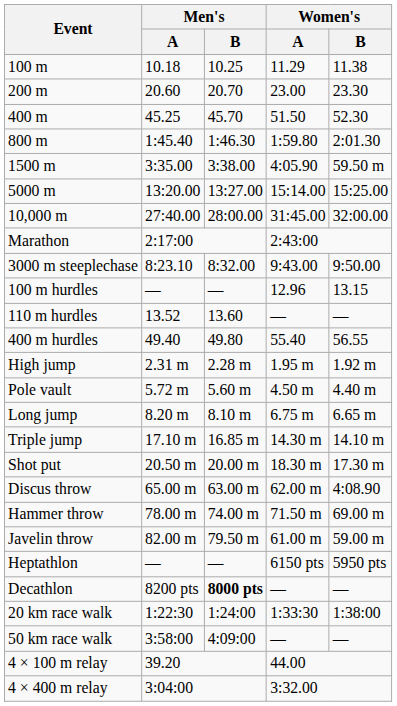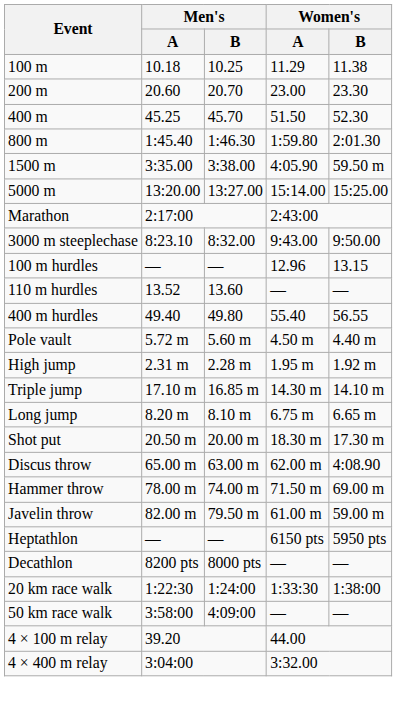- row: (38, 215)
rows swapped: (42, 365) <-> (40, 389)
rows swapped: (43, 414) <-> (45, 439)
(235, 588) bold -> (234, 564) normal
